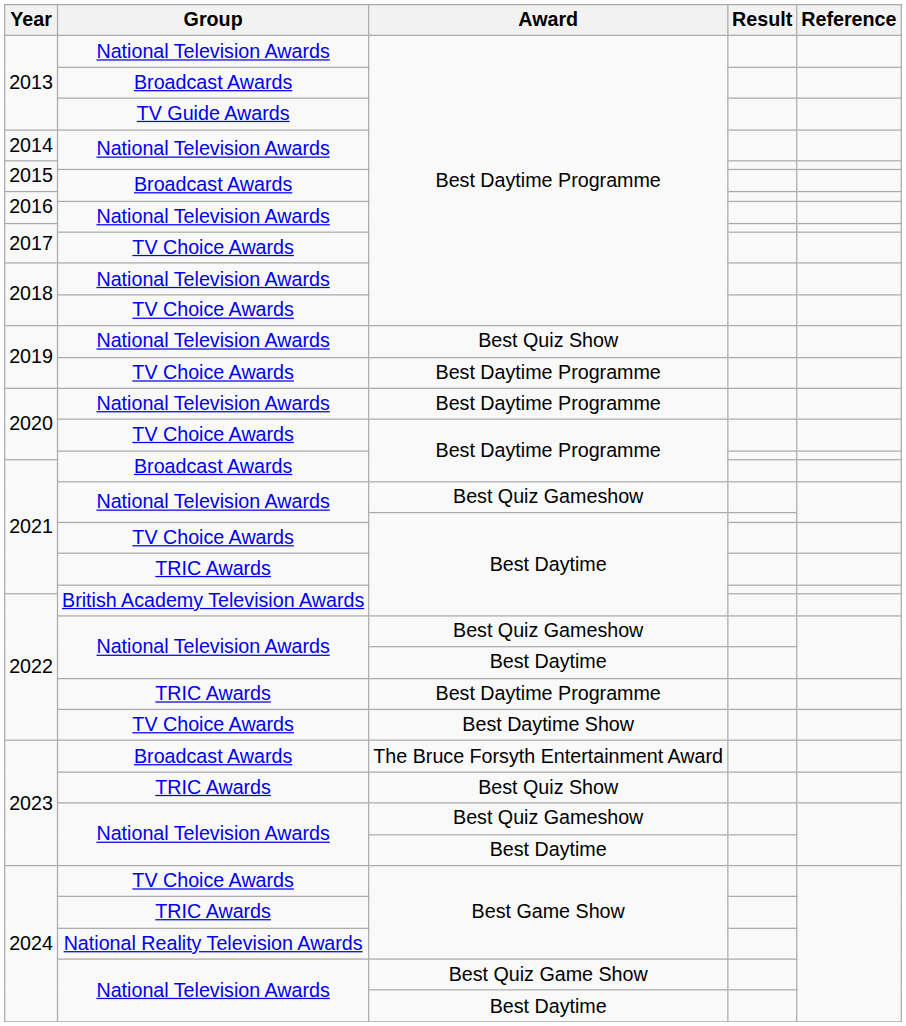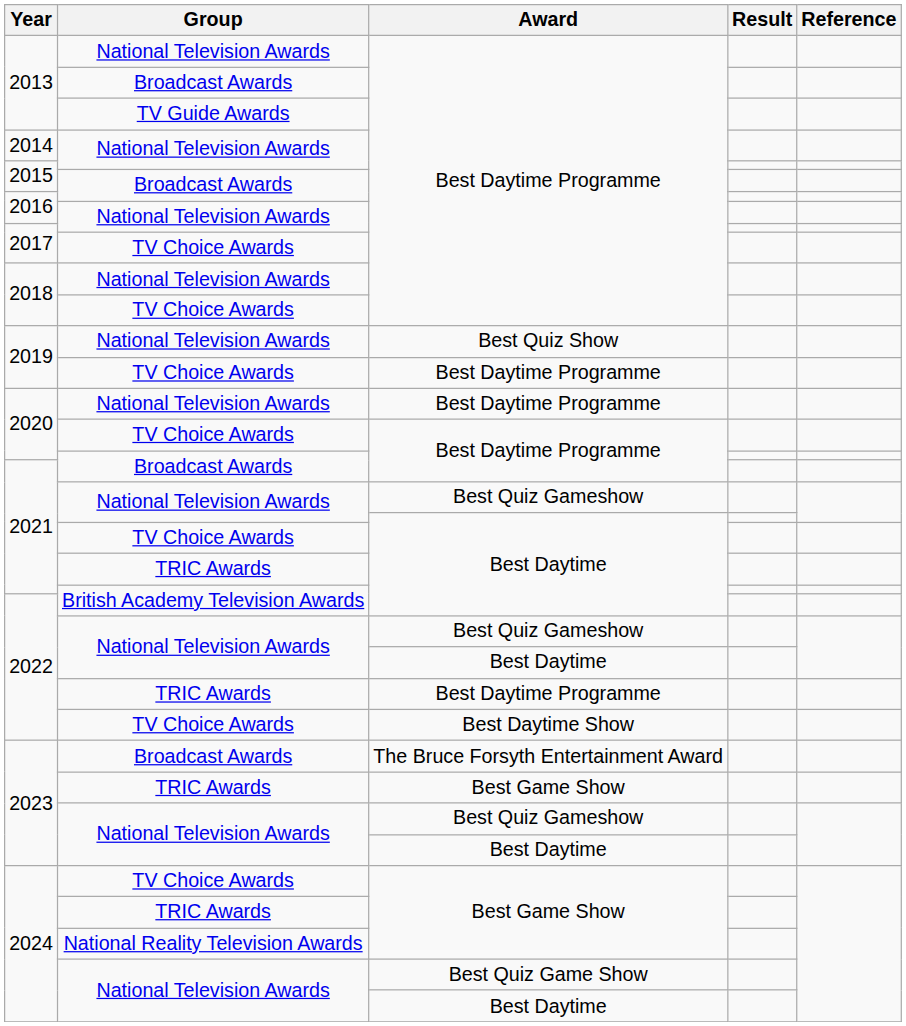(548, 787) Best Quiz Show -> (548, 787) Best Game Show
